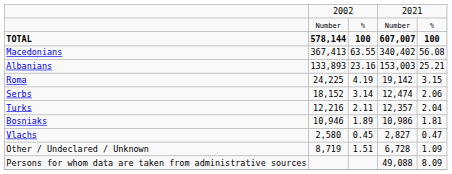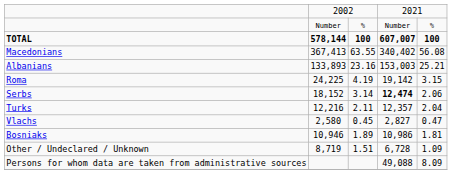(397, 94) normal -> (397, 94) bold
rows swapped: (27, 121) <-> (22, 135)
